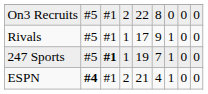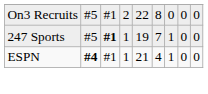- row: (24, 36)
(126, 78) 2 -> (126, 57) 1
